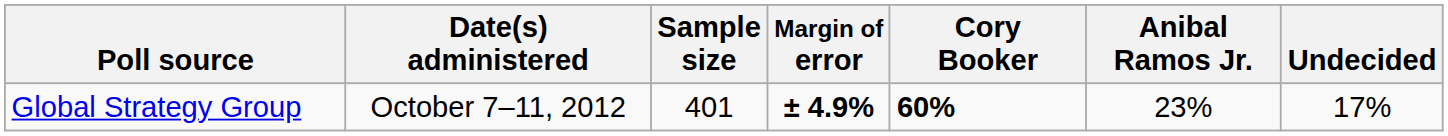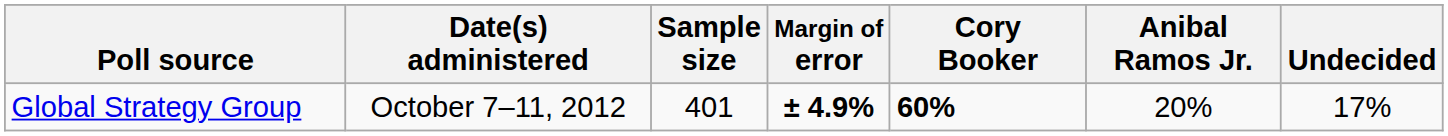(1183, 106) 23% -> (1183, 106) 20%
